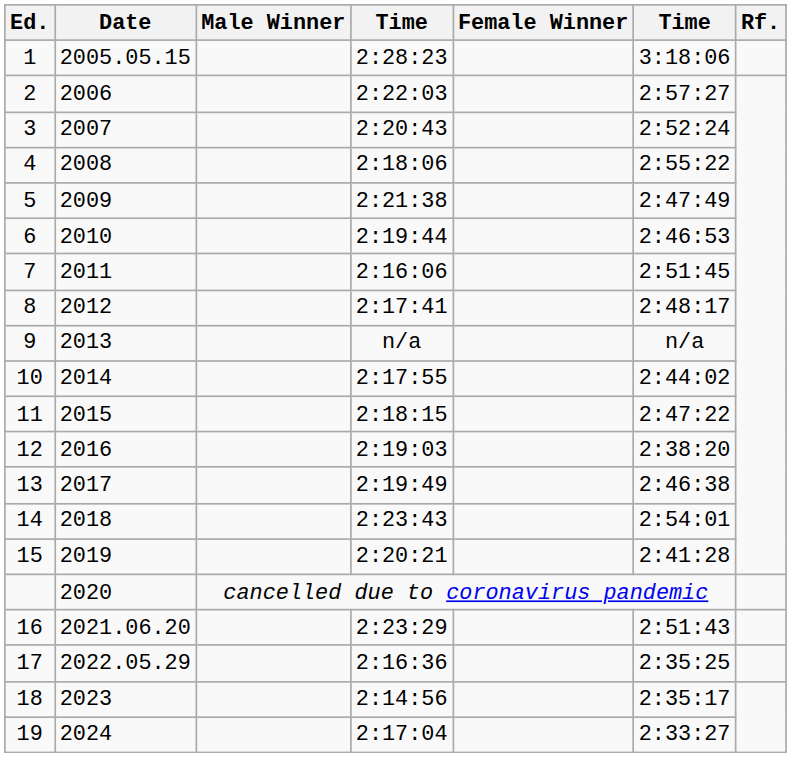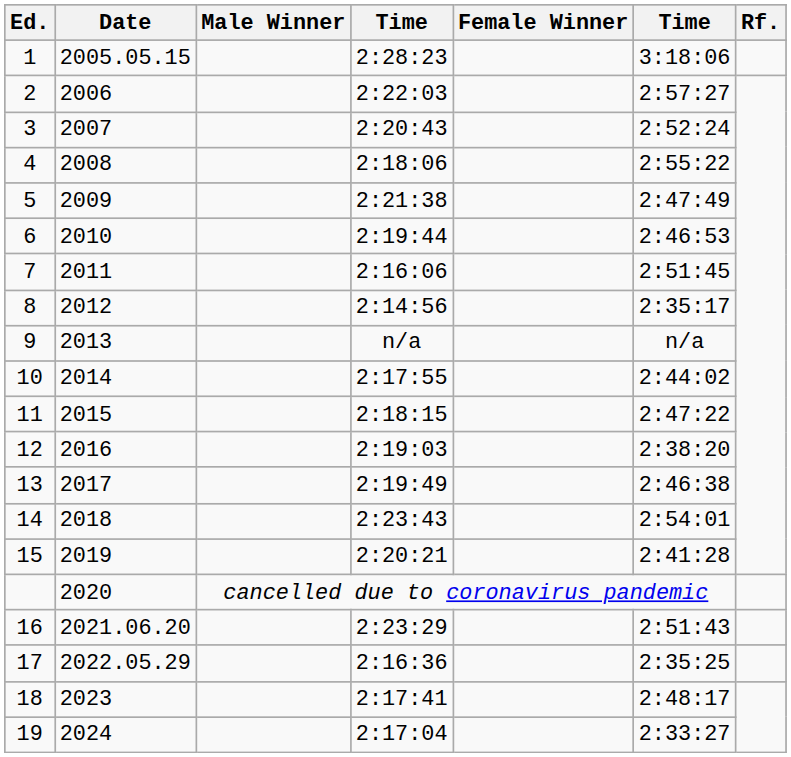(402, 307) 2:17:41 -> (402, 307) 2:14:56
(685, 307) 2:48:17 -> (685, 307) 2:35:17
(402, 699) 2:14:56 -> (402, 699) 2:17:41
(685, 699) 2:35:17 -> (685, 699) 2:48:17
